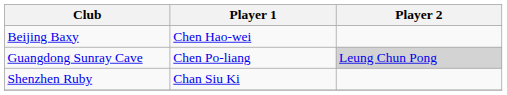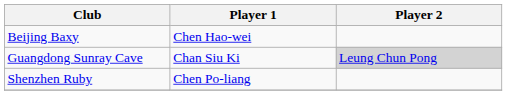(212, 57) Chen Po-liang -> (207, 57) Chan Siu Ki
(207, 79) Chan Siu Ki -> (212, 79) Chen Po-liang
